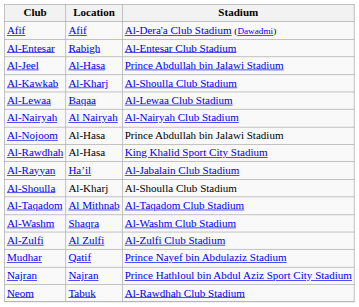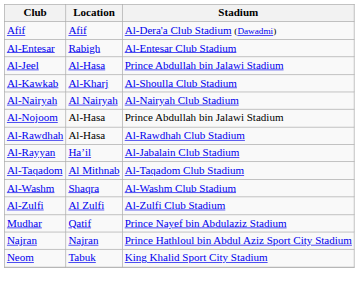- row: (29, 100)
(196, 153) King Khalid Sport City Stadium -> (185, 135) Al-Rawdhah Club Stadium
- row: (31, 188)
(185, 293) Al-Rawdhah Club Stadium -> (196, 258) King Khalid Sport City Stadium
